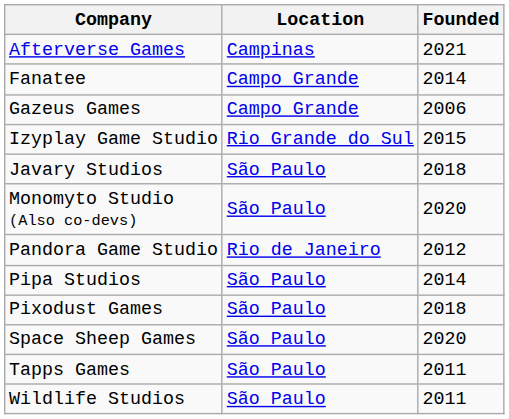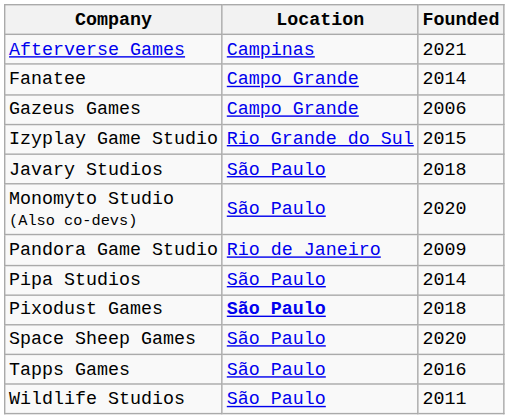(445, 250) 2012 -> (445, 250) 2009
(276, 310) normal -> (276, 310) bold
(445, 369) 2011 -> (445, 369) 2016
